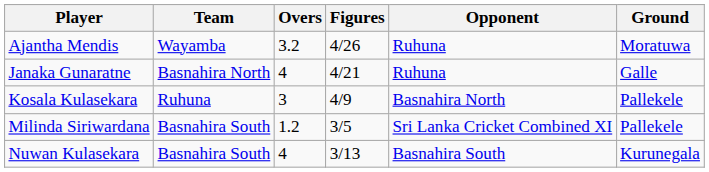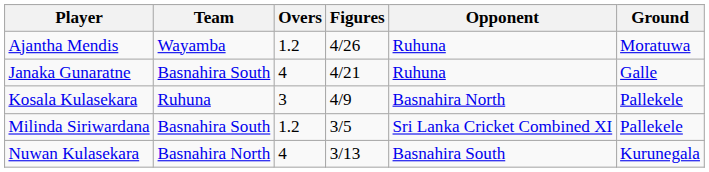(289, 45) 3.2 -> (289, 45) 1.2
(214, 72) Basnahira North -> (214, 72) Basnahira South
(214, 153) Basnahira South -> (214, 153) Basnahira North
